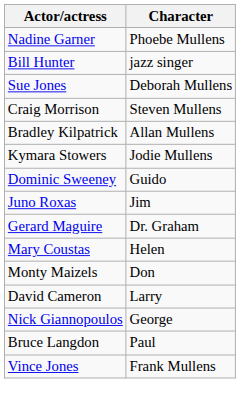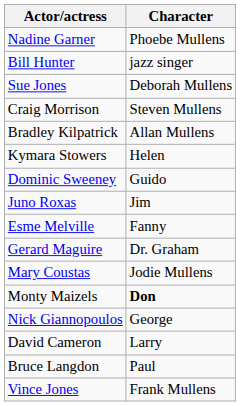(171, 156) Jodie Mullens -> (147, 156) Helen
+ row: (51, 226)
(147, 249) Helen -> (171, 272) Jodie Mullens
(142, 272) normal -> (143, 296) bold
rows swapped: (65, 319) <-> (55, 296)
